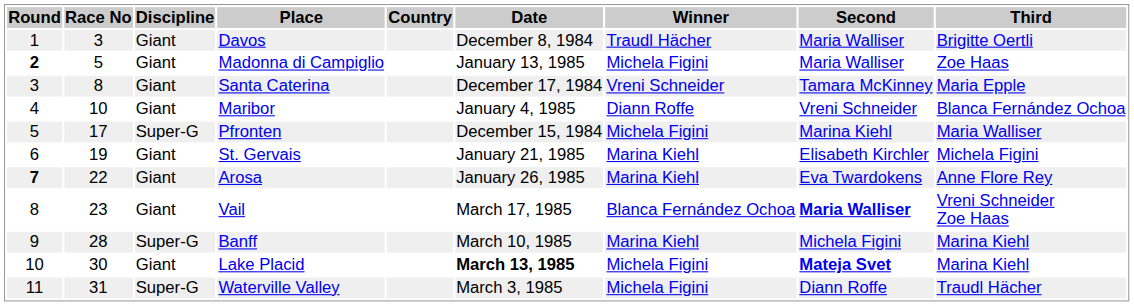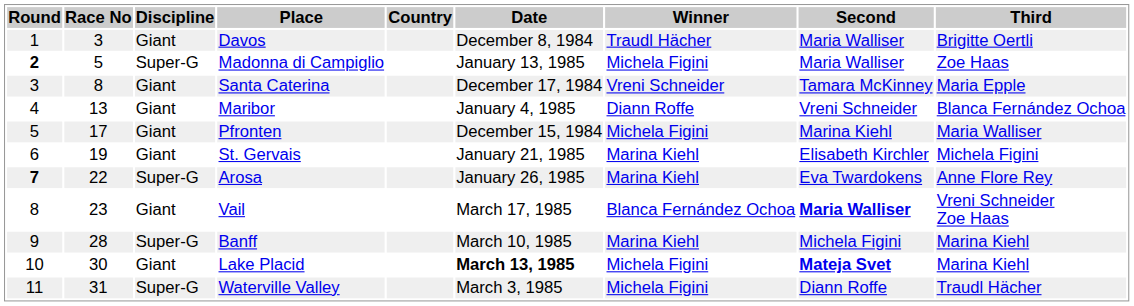(156, 63) Giant -> (167, 63) Super-G
(98, 109) 10 -> (98, 109) 13
(167, 131) Super-G -> (156, 131) Giant
(156, 177) Giant -> (167, 177) Super-G
